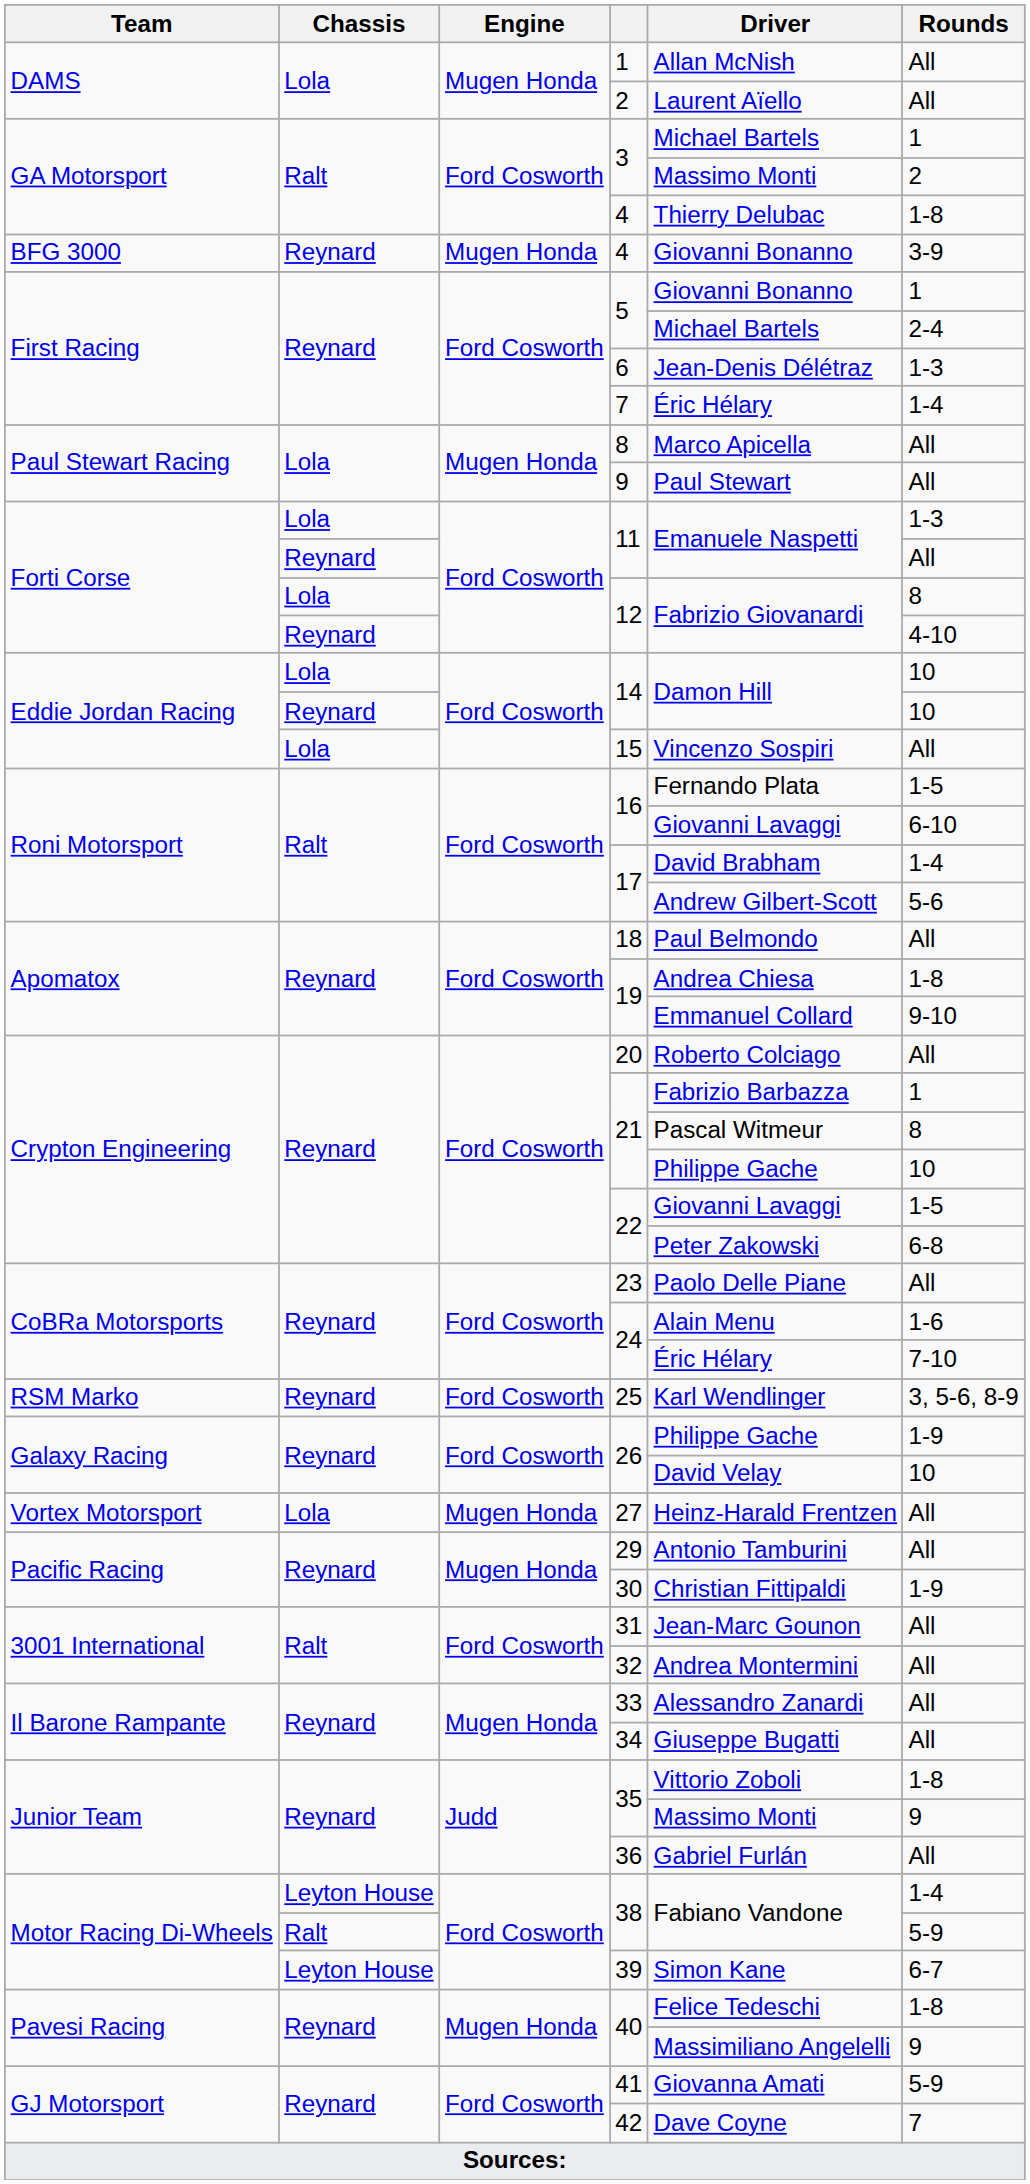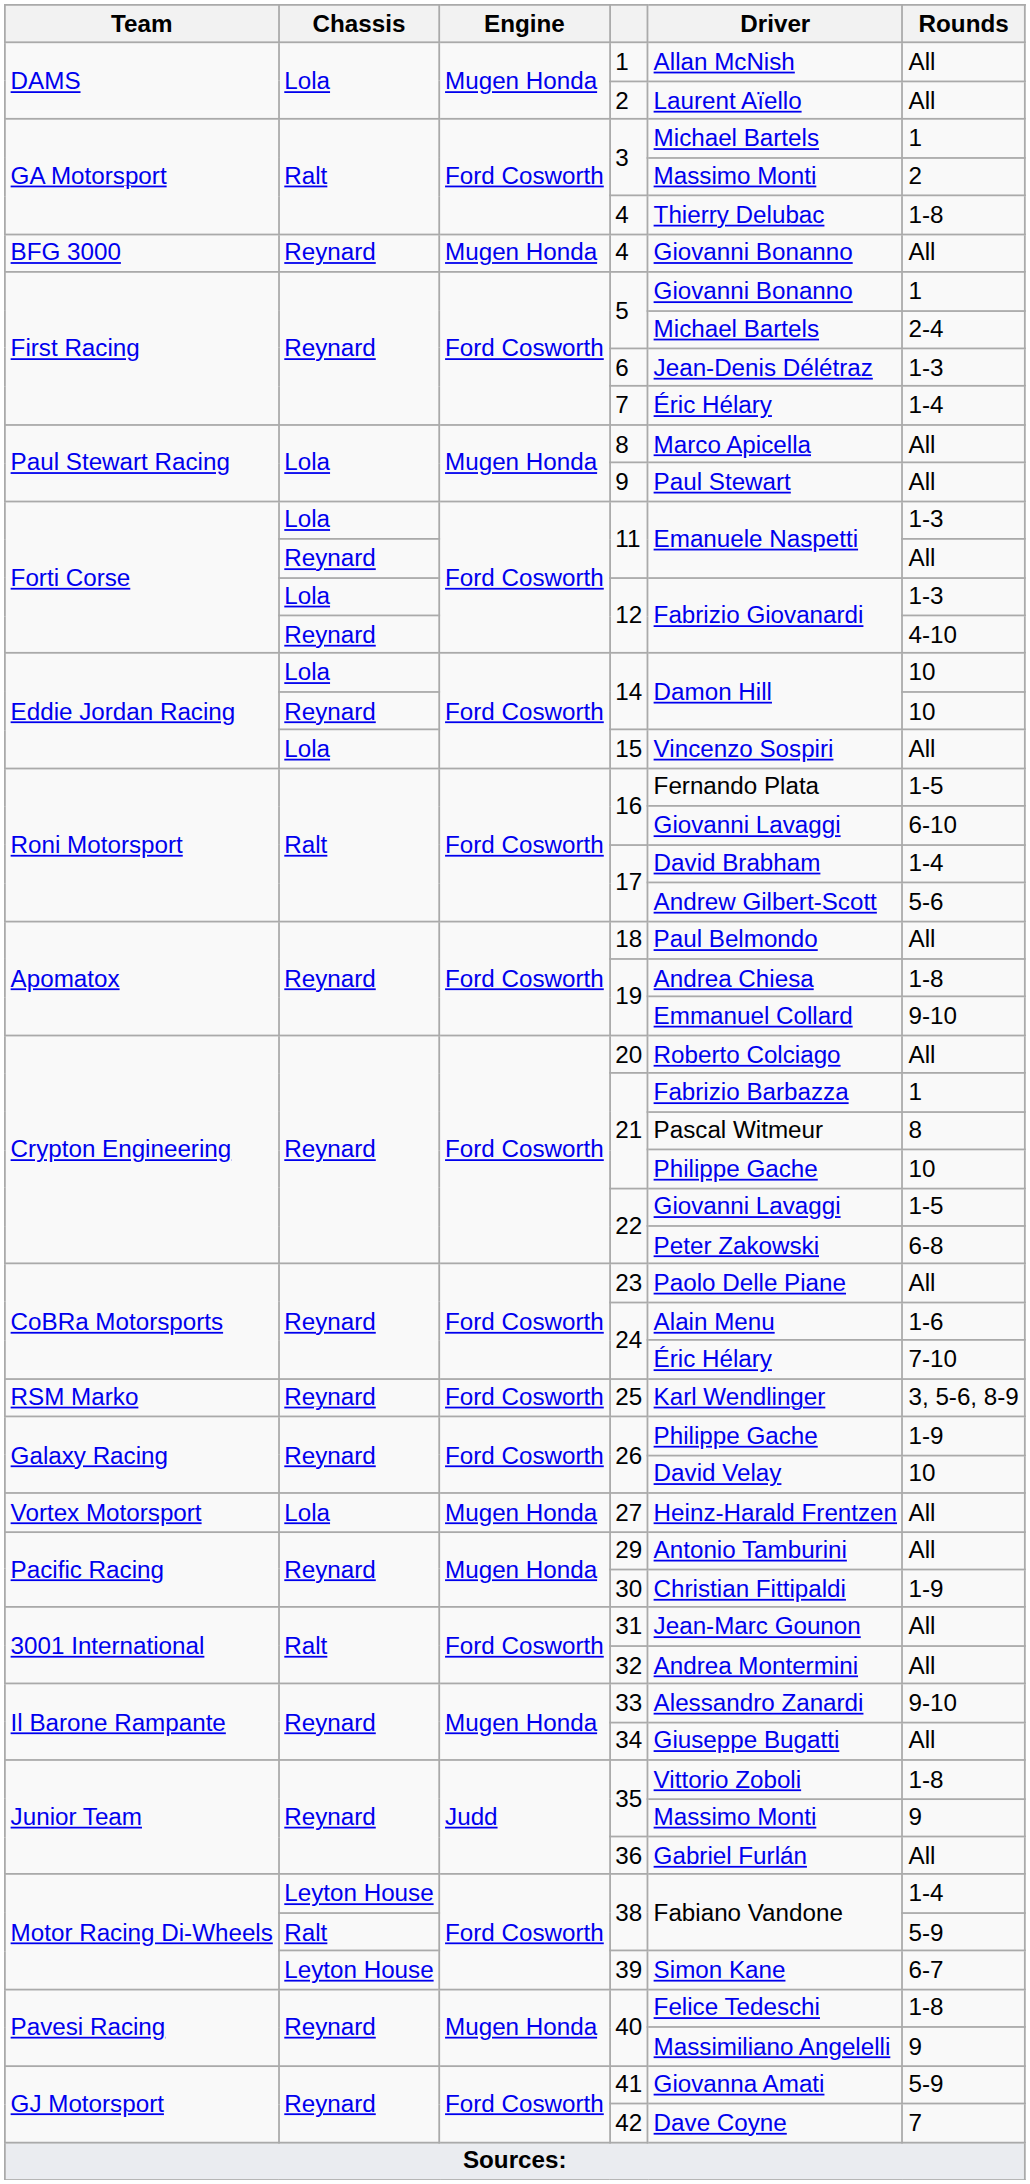(926, 253) 3-9 -> (922, 253) All
(915, 596) 8 -> (926, 596) 1-3
(922, 1703) All -> (933, 1703) 9-10
